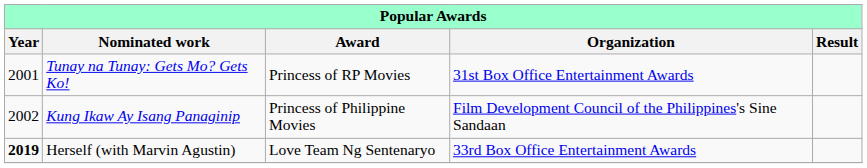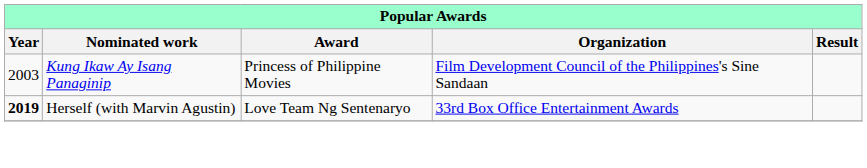- row: (147, 74)
(24, 116) 2002 -> (24, 74) 2003
